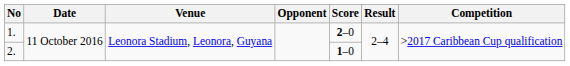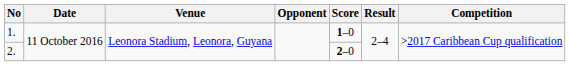(345, 32) 2–0 -> (345, 32) 1–0
(345, 51) 1–0 -> (345, 51) 2–0
